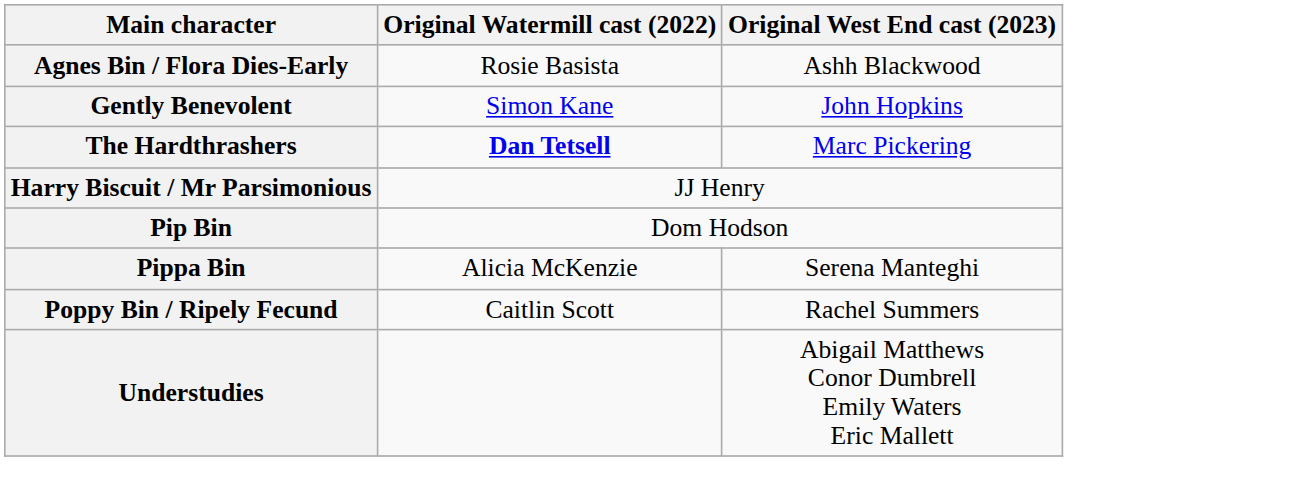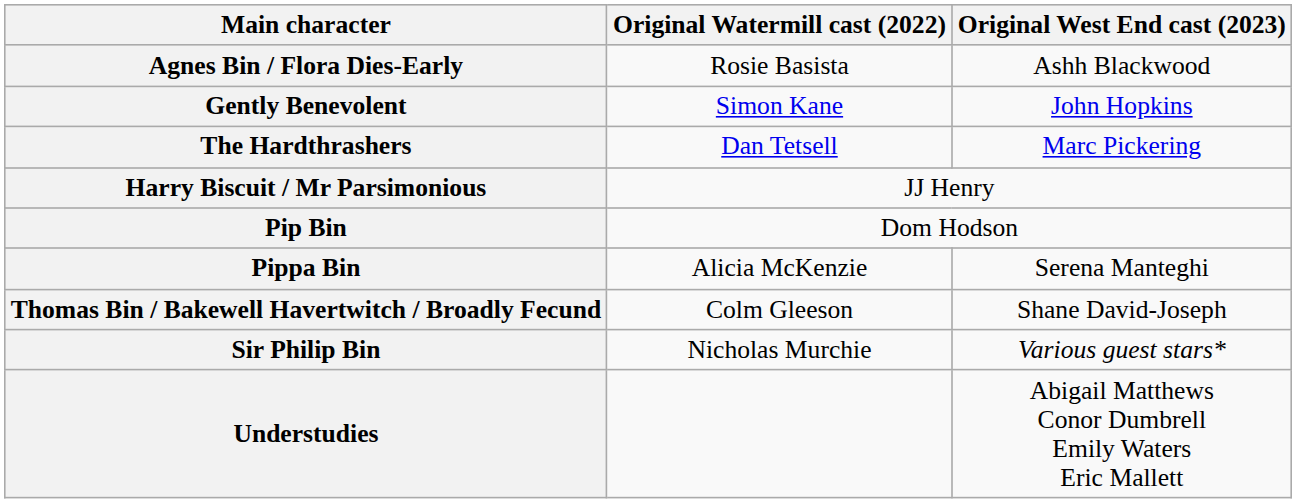(550, 146) bold -> (779, 146) normal
- row: (191, 308)
+ row: (306, 308)
+ row: (306, 349)
